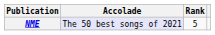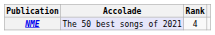(195, 24) 5 -> (195, 24) 4
